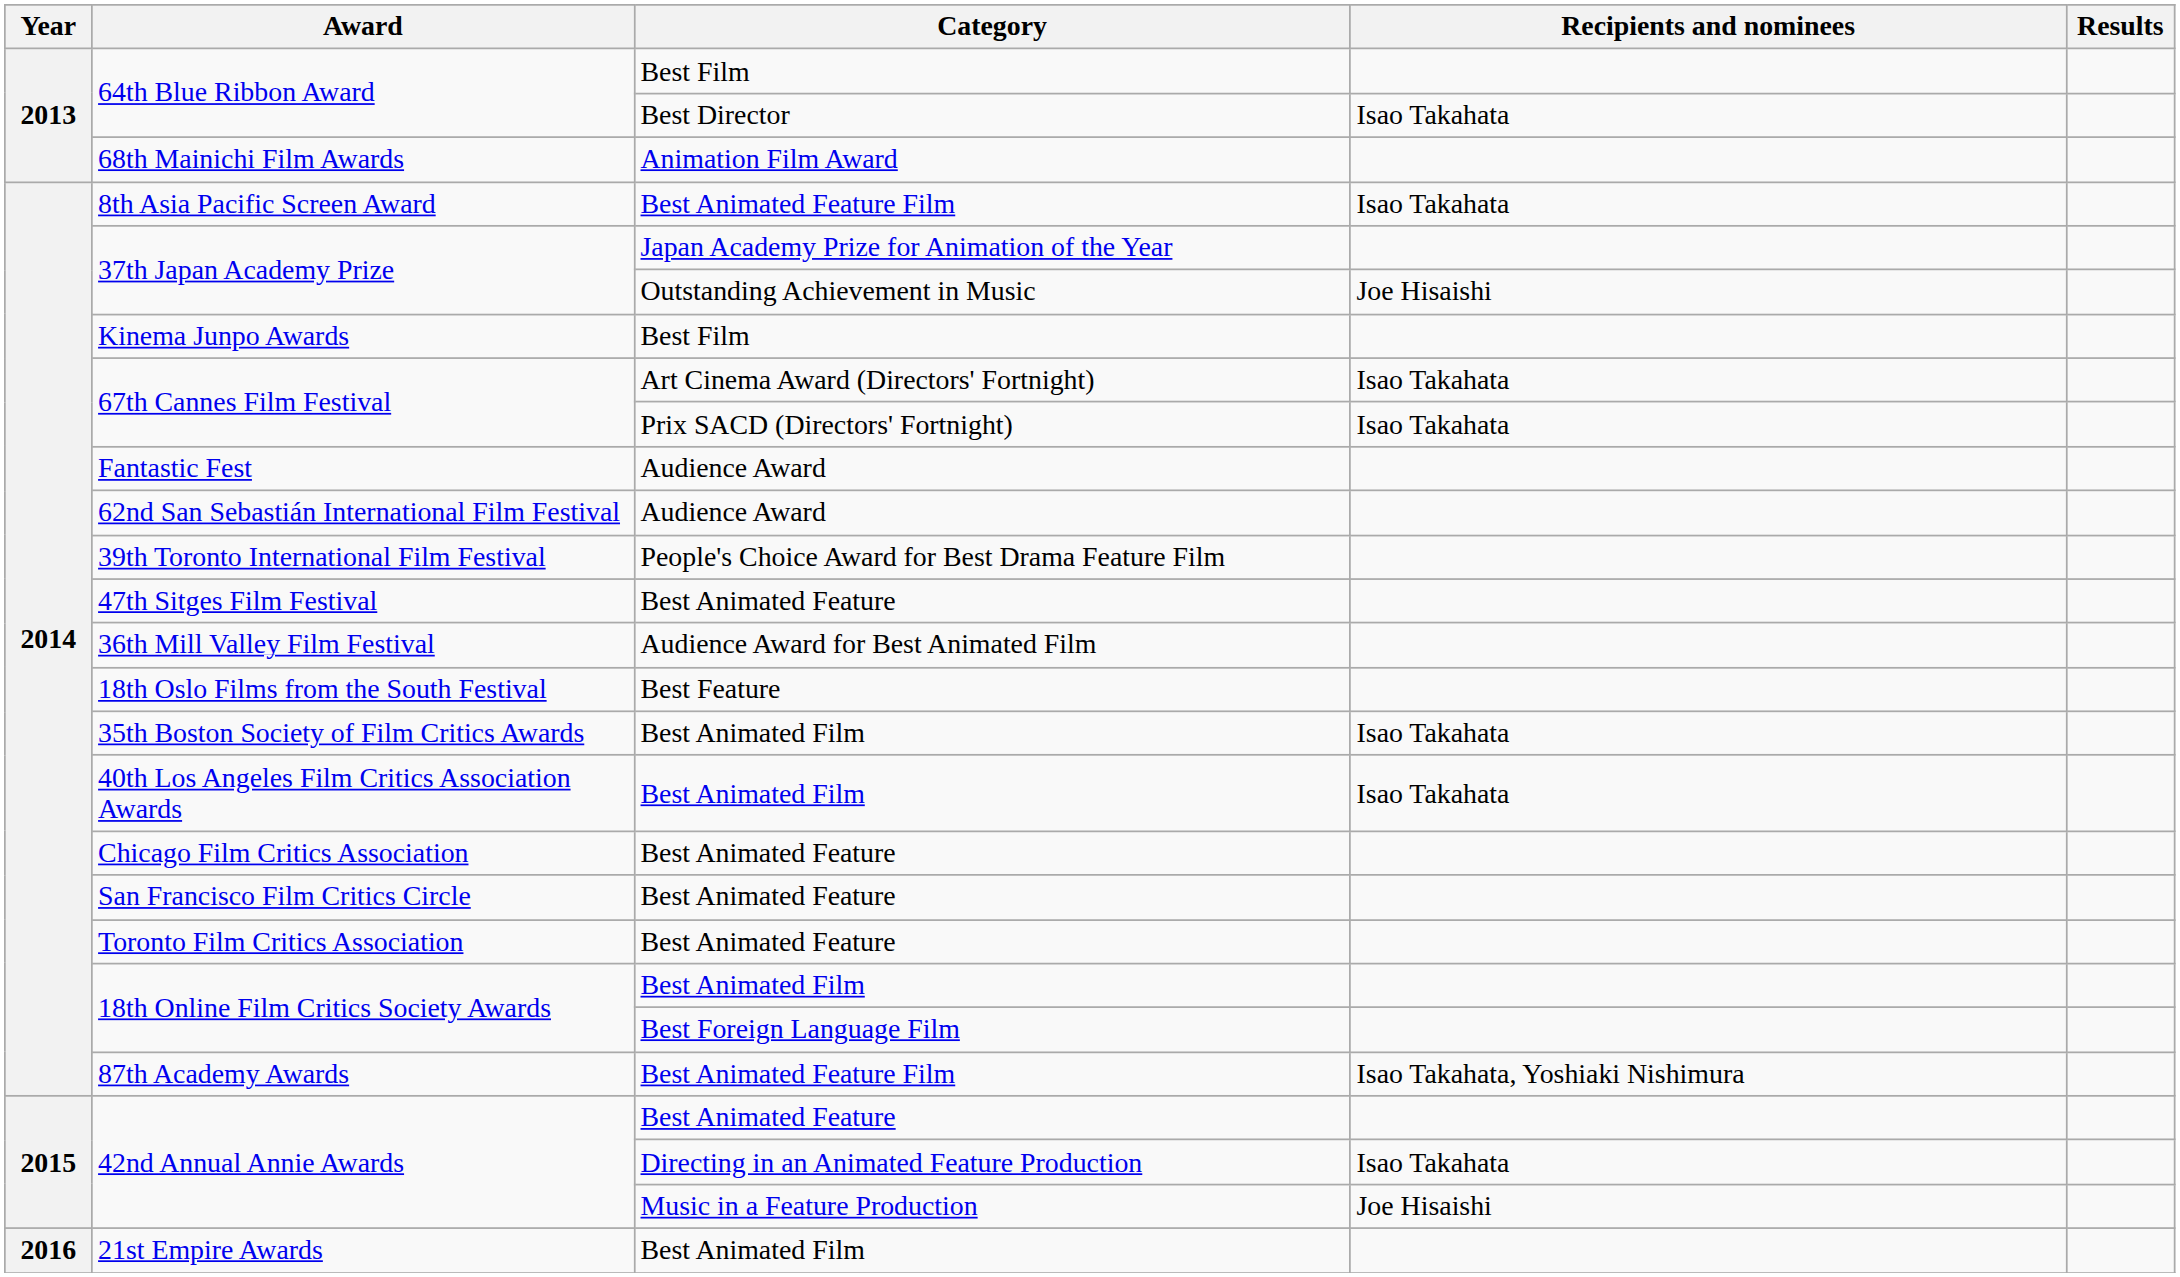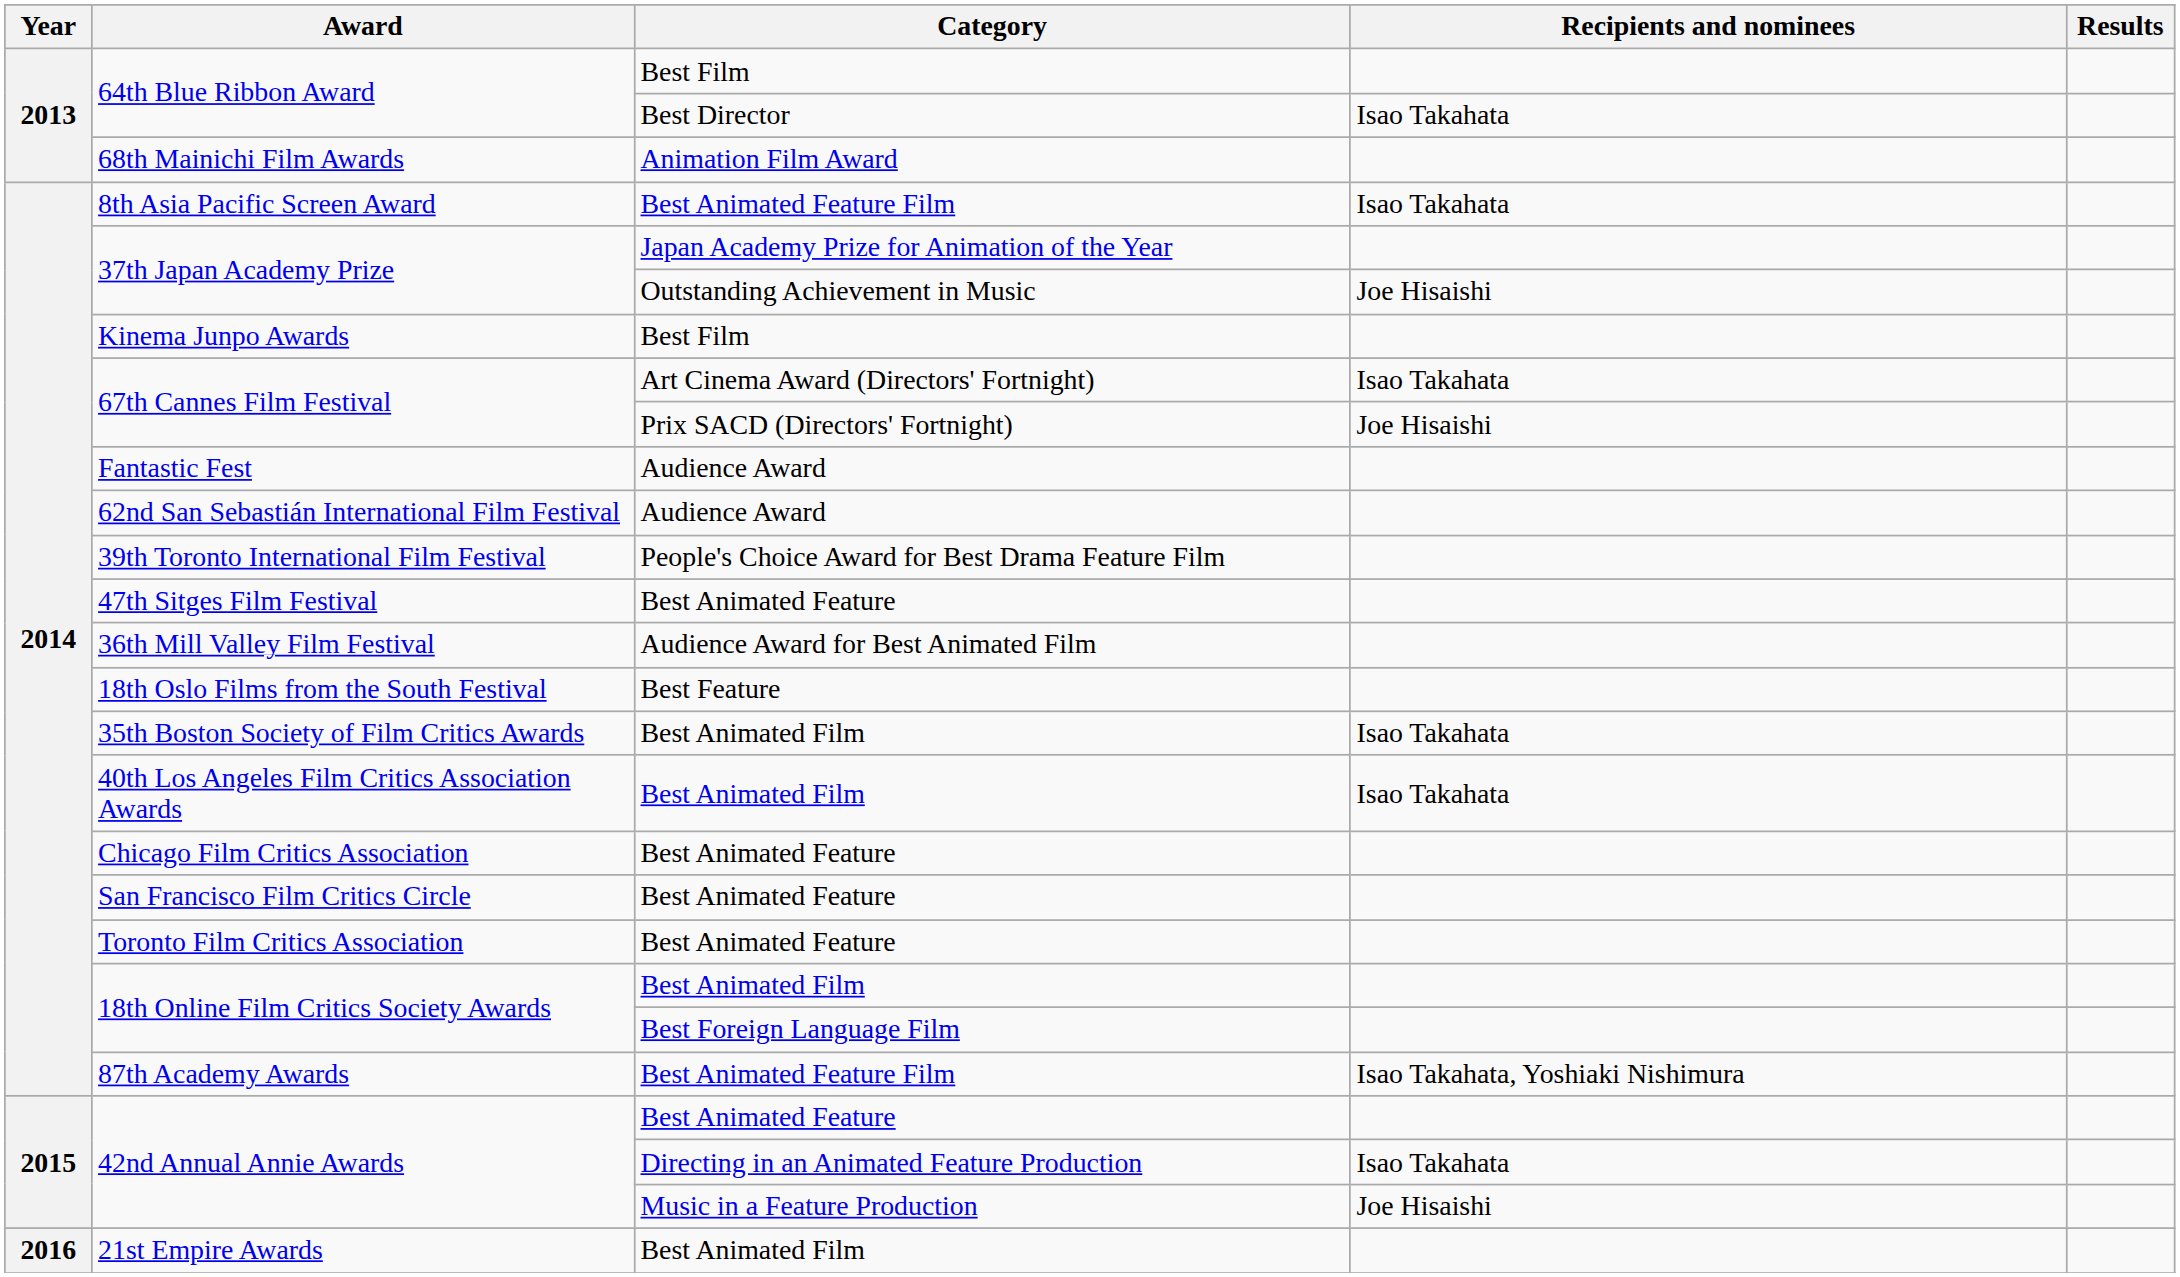(1433, 423) Isao Takahata -> (1424, 423) Joe Hisaishi
